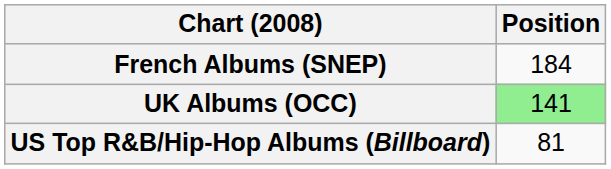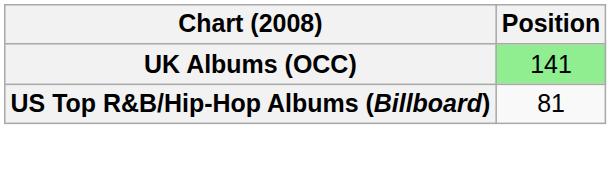- row: (250, 63)
